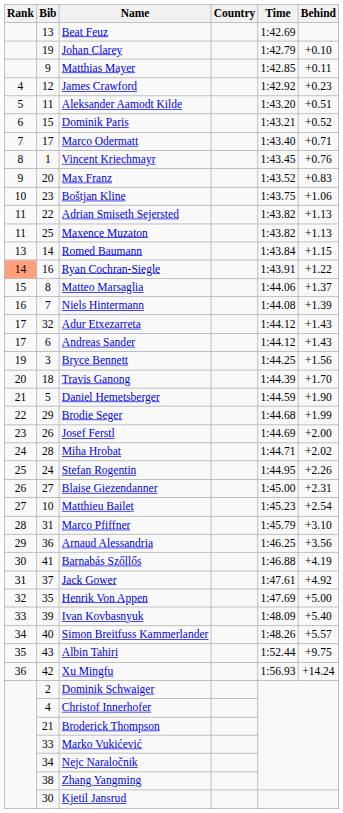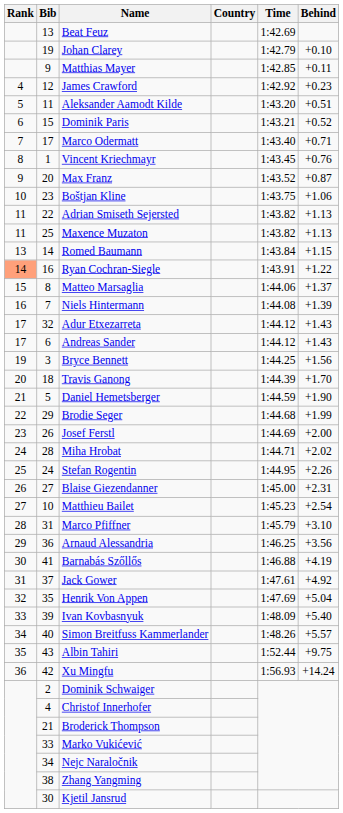(318, 178) +0.83 -> (318, 178) +0.87
(318, 598) +5.00 -> (318, 598) +5.04
